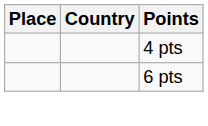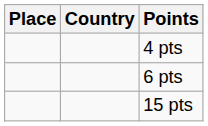+ row: (168, 105)
